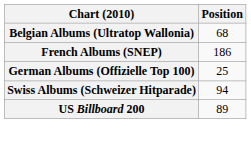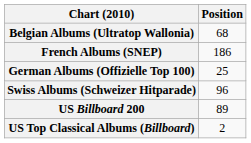(222, 90) 94 -> (222, 90) 96
+ row: (102, 128)
